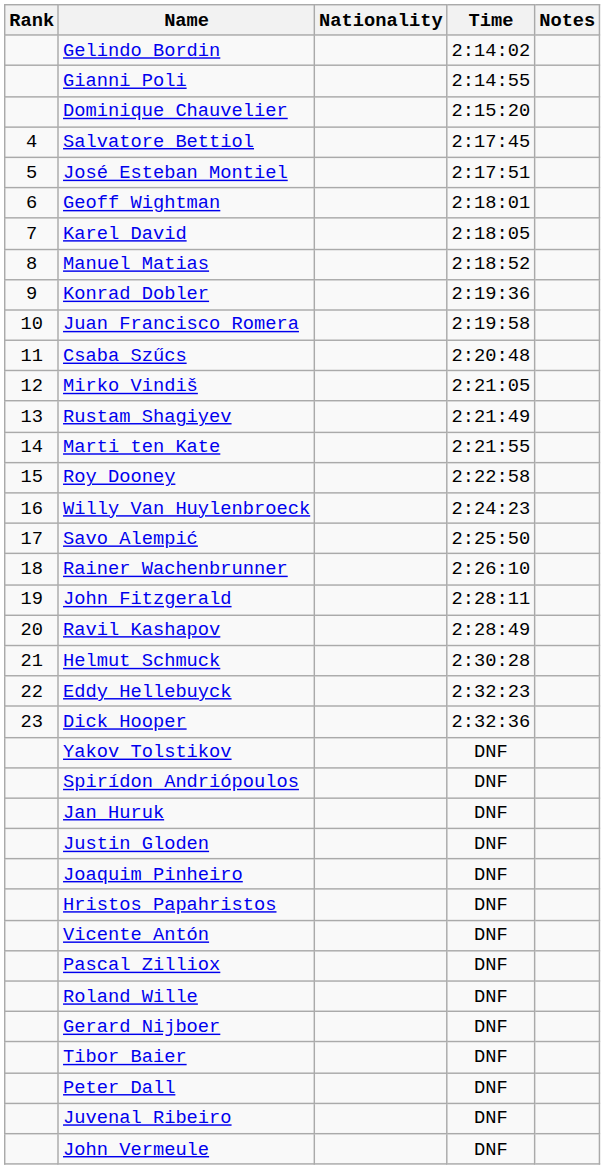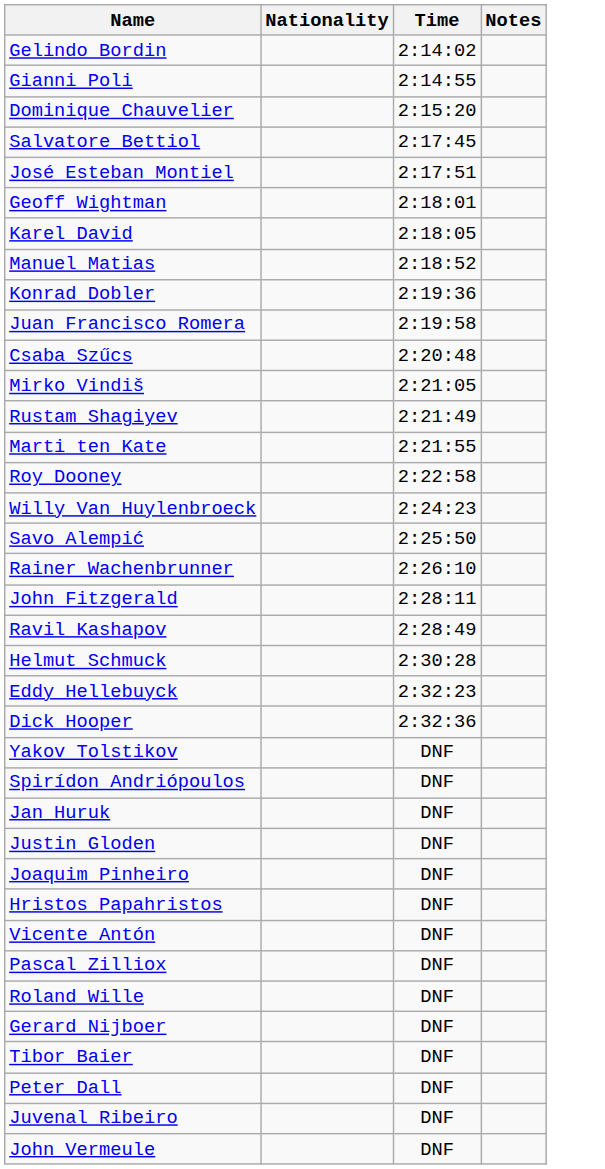- column: (32, 20)
